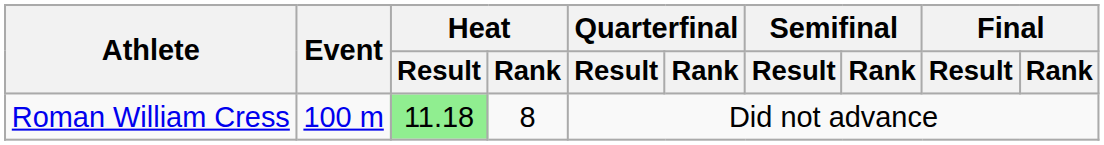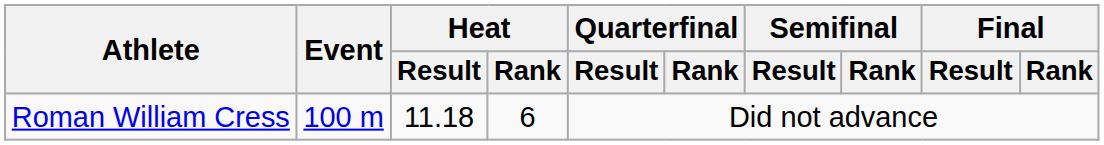(439, 117) lightgreen background -> (439, 117) no background
(528, 117) 8 -> (528, 117) 6
